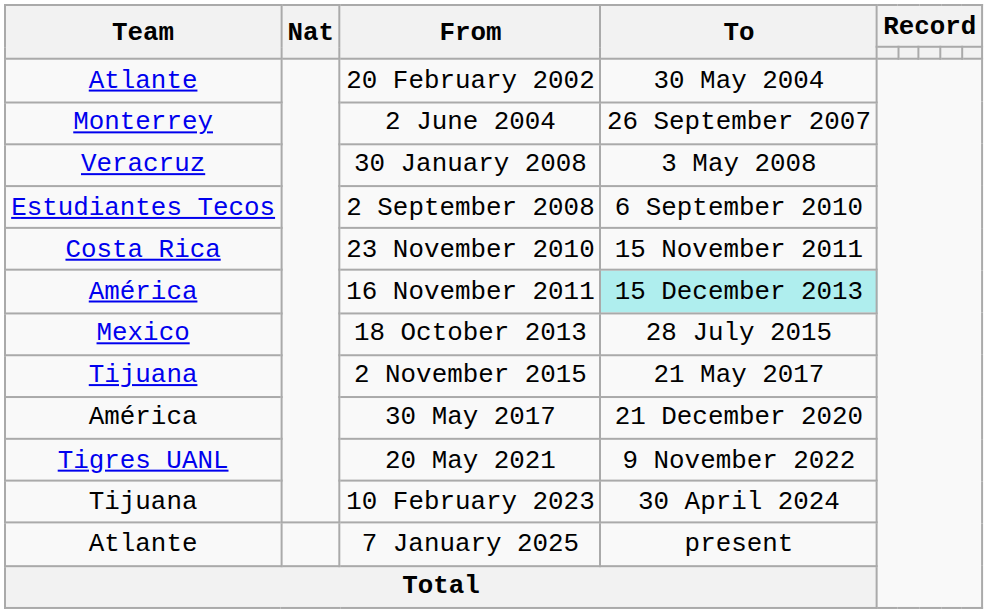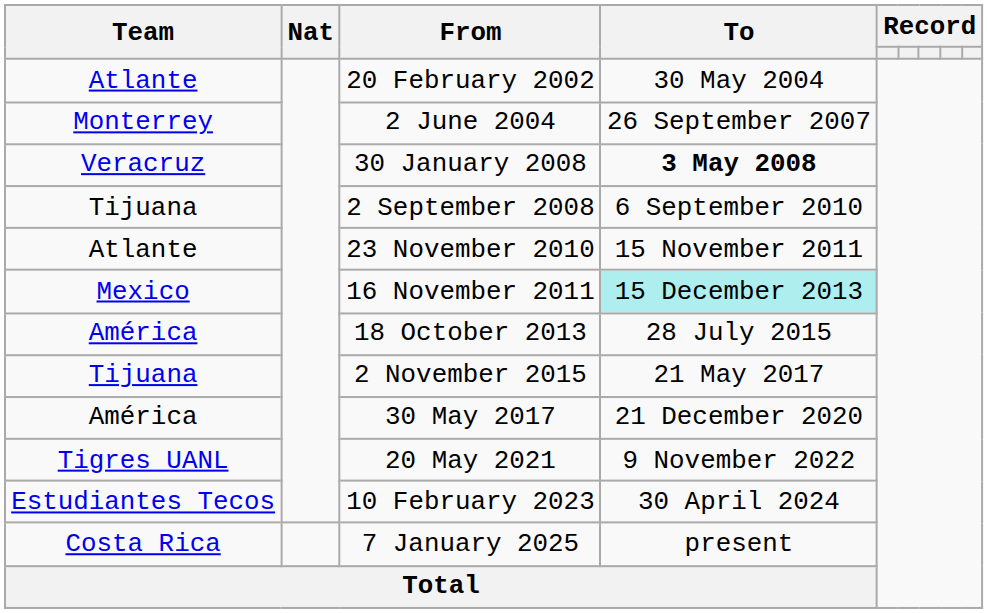(739, 165) normal -> (739, 165) bold
(143, 207) Estudiantes Tecos -> (143, 207) Tijuana
(143, 249) Costa Rica -> (143, 249) Atlante
(143, 291) América -> (143, 291) Mexico
(143, 334) Mexico -> (143, 334) América
(143, 502) Tijuana -> (143, 502) Estudiantes Tecos
(143, 544) Atlante -> (143, 544) Costa Rica
